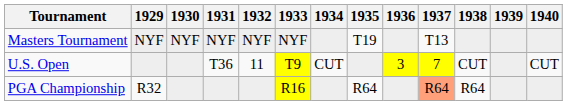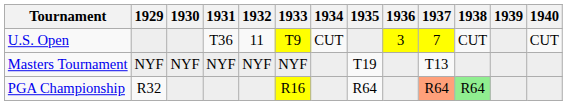rows swapped: (68, 40) <-> (38, 64)
(473, 88) no background -> (473, 88) lightgreen background
